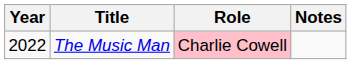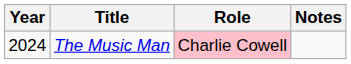(27, 44) 2022 -> (27, 44) 2024
